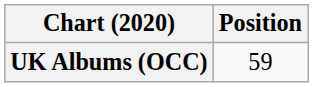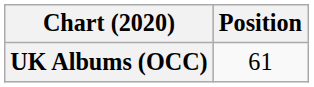(260, 61) 59 -> (260, 61) 61
